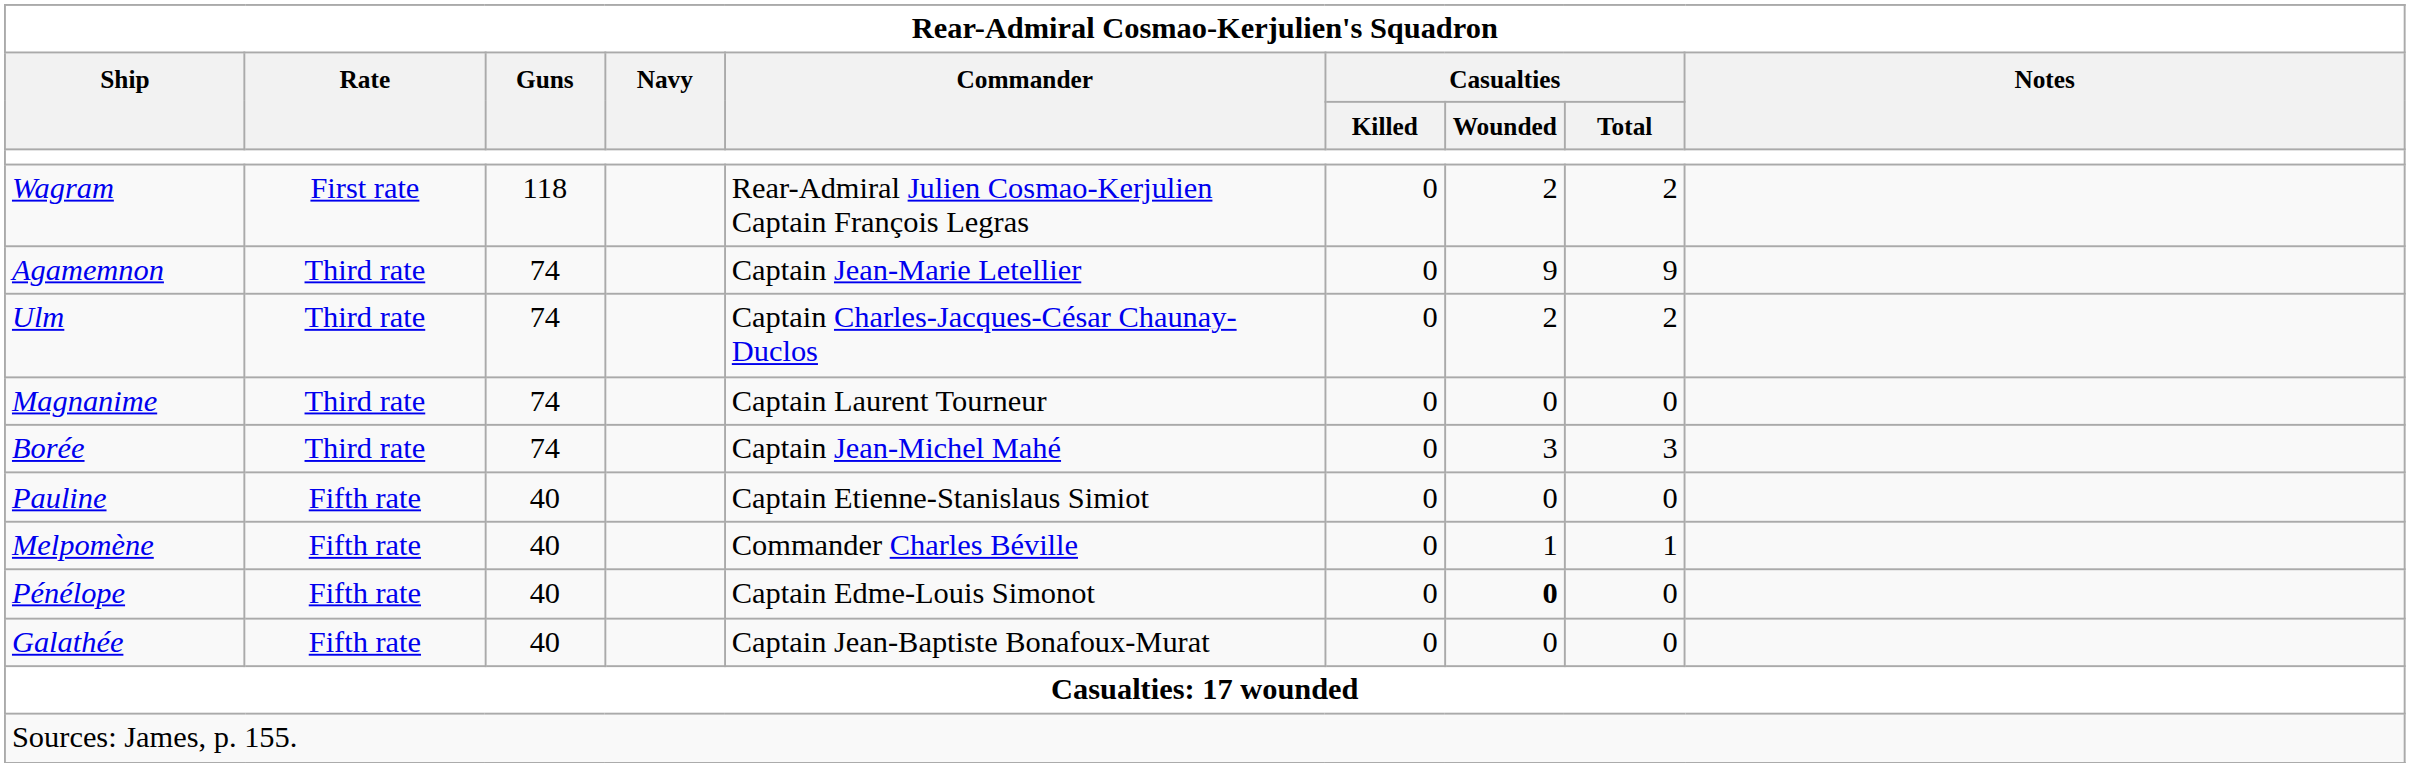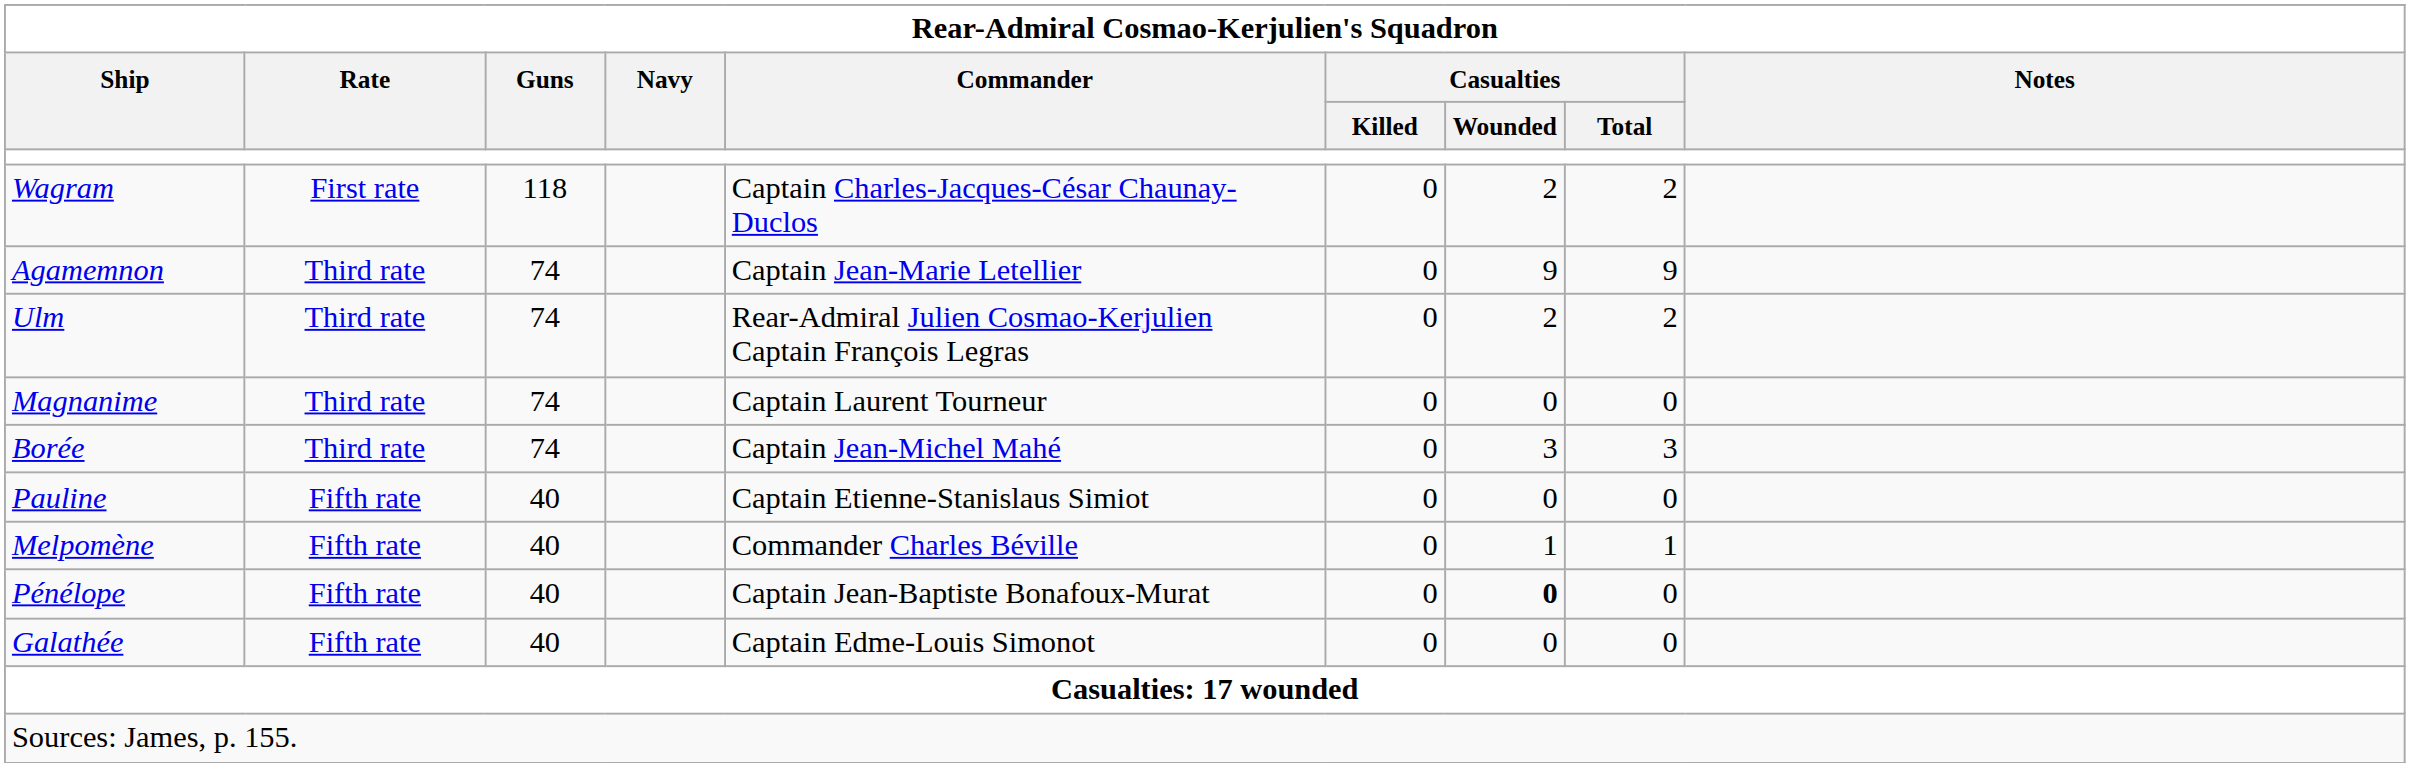(972, 204) Rear-Admiral Julien Cosmao-Kerjulien Captain François Legras -> (984, 204) Captain Charles-Jacques-César Chaunay-Duclos
(984, 334) Captain Charles-Jacques-César Chaunay-Duclos -> (972, 334) Rear-Admiral Julien Cosmao-Kerjulien Captain François Legras
(913, 593) Captain Edme-Louis Simonot -> (971, 593) Captain Jean-Baptiste Bonafoux-Murat
(971, 641) Captain Jean-Baptiste Bonafoux-Murat -> (913, 641) Captain Edme-Louis Simonot
